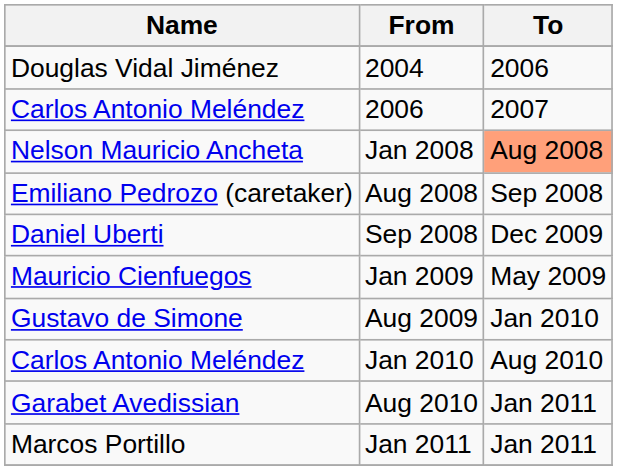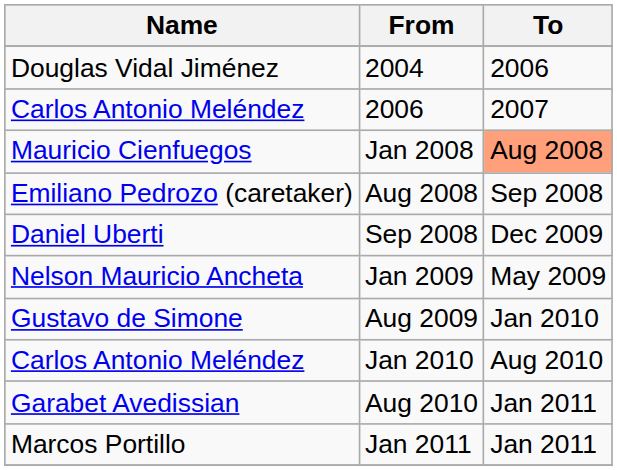(157, 151) Nelson Mauricio Ancheta -> (131, 151) Mauricio Cienfuegos
(131, 276) Mauricio Cienfuegos -> (157, 276) Nelson Mauricio Ancheta
